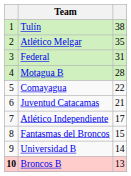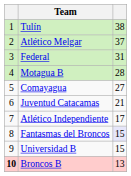(120, 42) 35 -> (120, 42) 37
(120, 88) 22 -> (120, 88) 27
(120, 133) no background -> (120, 133) lavender background
(120, 149) 14 -> (120, 149) 15
